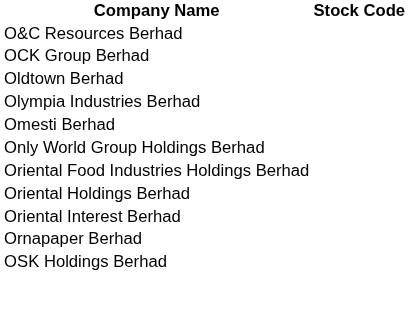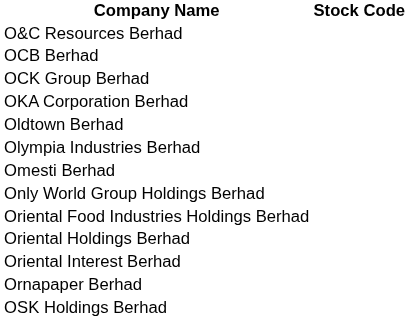+ row: (51, 56)
+ row: (96, 101)
